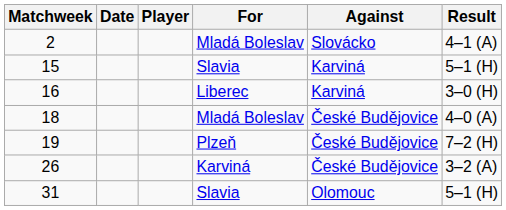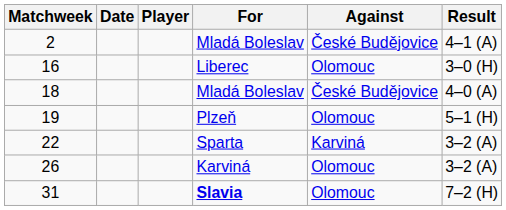(343, 42) Slovácko -> (375, 42) České Budějovice
- row: (50, 67)
(338, 92) Karviná -> (343, 67) Olomouc
(375, 142) České Budějovice -> (343, 117) Olomouc
(472, 142) 7–2 (H) -> (472, 117) 5–1 (H)
+ row: (50, 142)
(375, 167) České Budějovice -> (343, 167) Olomouc
(218, 192) normal -> (219, 192) bold
(472, 192) 5–1 (H) -> (472, 192) 7–2 (H)
